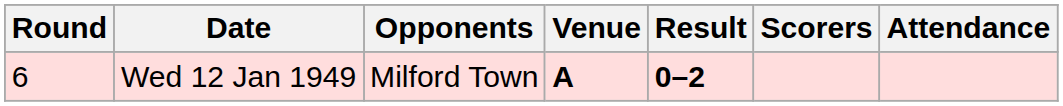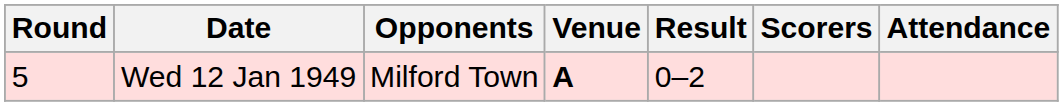(20, 76) 6 -> (20, 76) 5
(680, 76) bold -> (680, 76) normal
